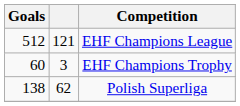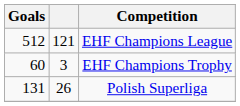(34, 88) 138 -> (34, 88) 131
(64, 88) 62 -> (64, 88) 26
